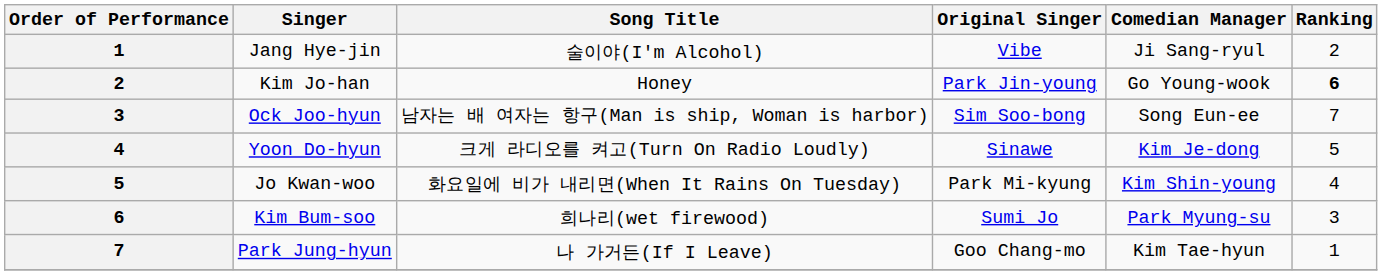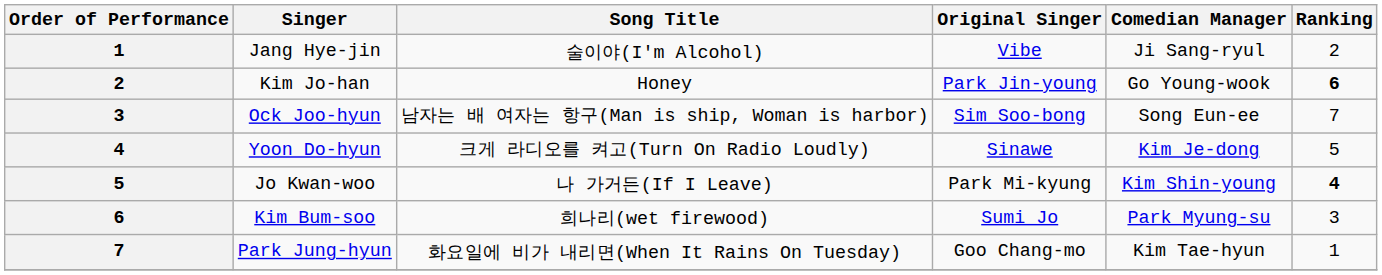(664, 185) 화요일에 비가 내리면(When It Rains On Tuesday) -> (665, 185) 나 가거든(If I Leave)
(1334, 184) normal -> (1334, 184) bold
(665, 253) 나 가거든(If I Leave) -> (664, 253) 화요일에 비가 내리면(When It Rains On Tuesday)
